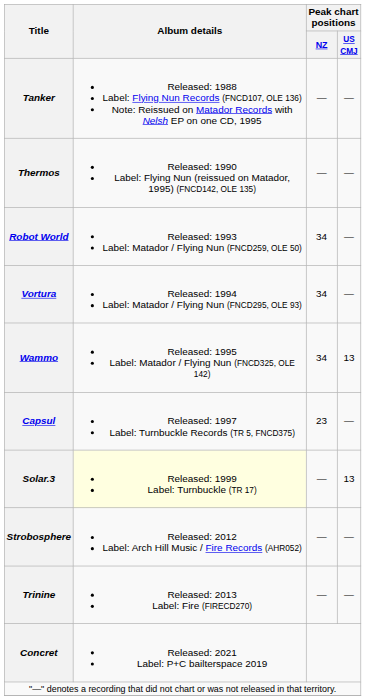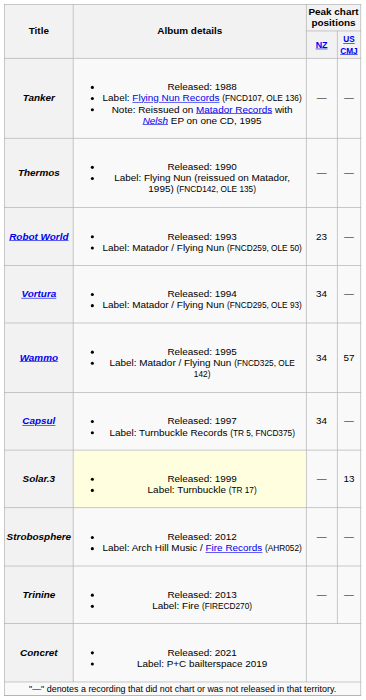(322, 236) 34 -> (322, 236) 23
(349, 357) 13 -> (349, 357) 57
(322, 421) 23 -> (322, 421) 34
